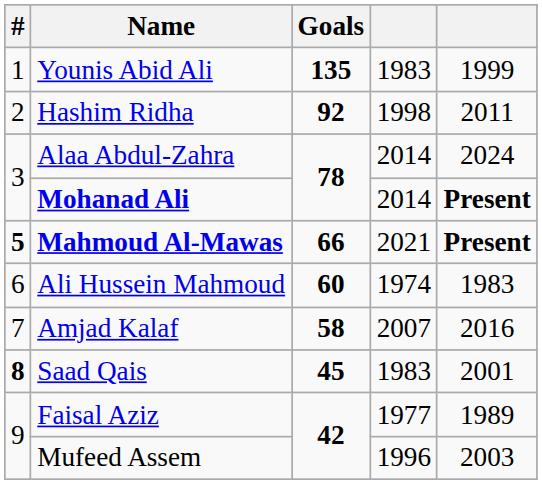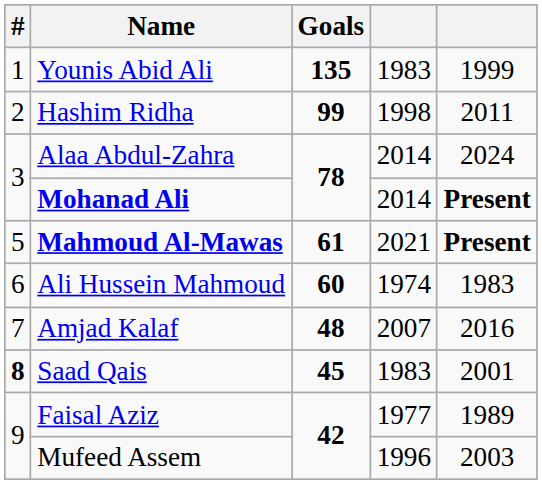(331, 112) 92 -> (331, 112) 99
(18, 241) bold -> (18, 241) normal
(331, 241) 66 -> (331, 241) 61
(331, 328) 58 -> (331, 328) 48
